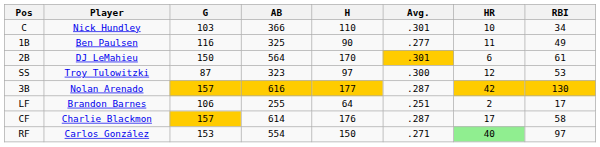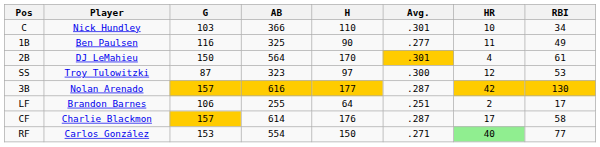(489, 58) 6 -> (489, 58) 4
(560, 134) 97 -> (560, 134) 77
